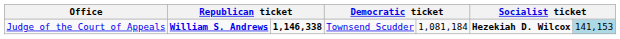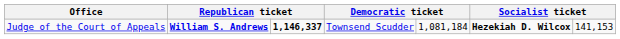(297, 27) 1,146,338 -> (297, 27) 1,146,337
(594, 27) lightblue background -> (594, 27) no background
